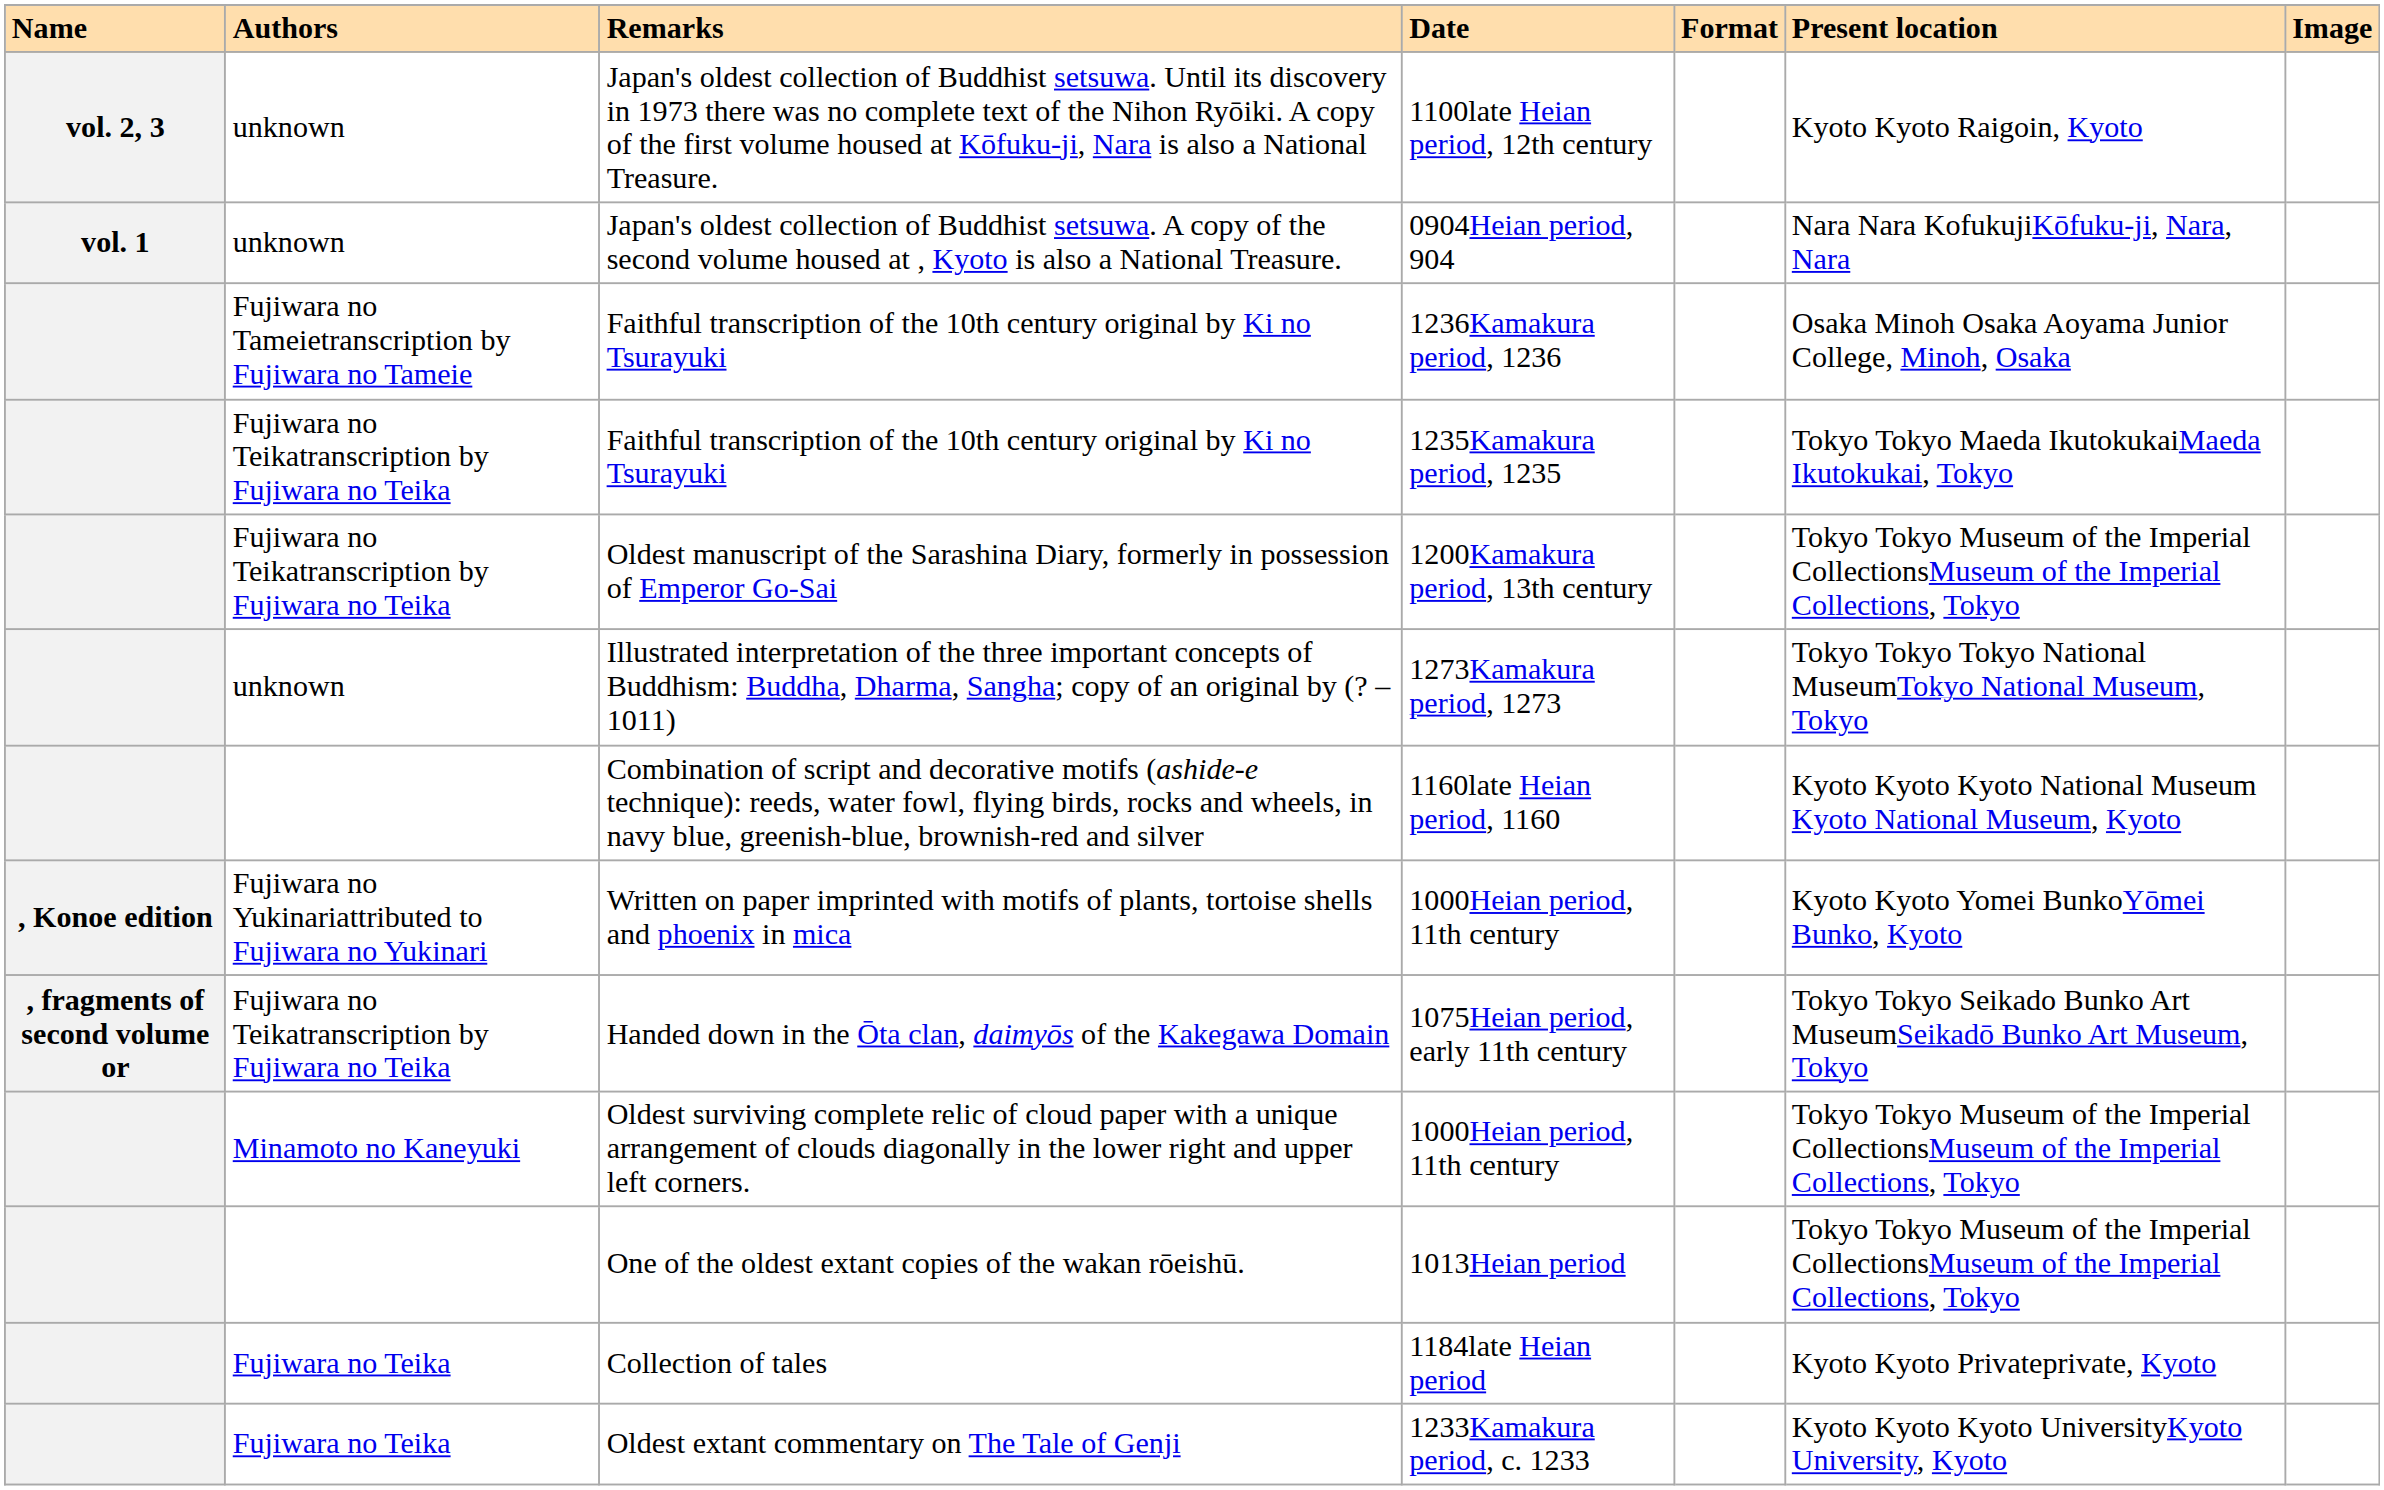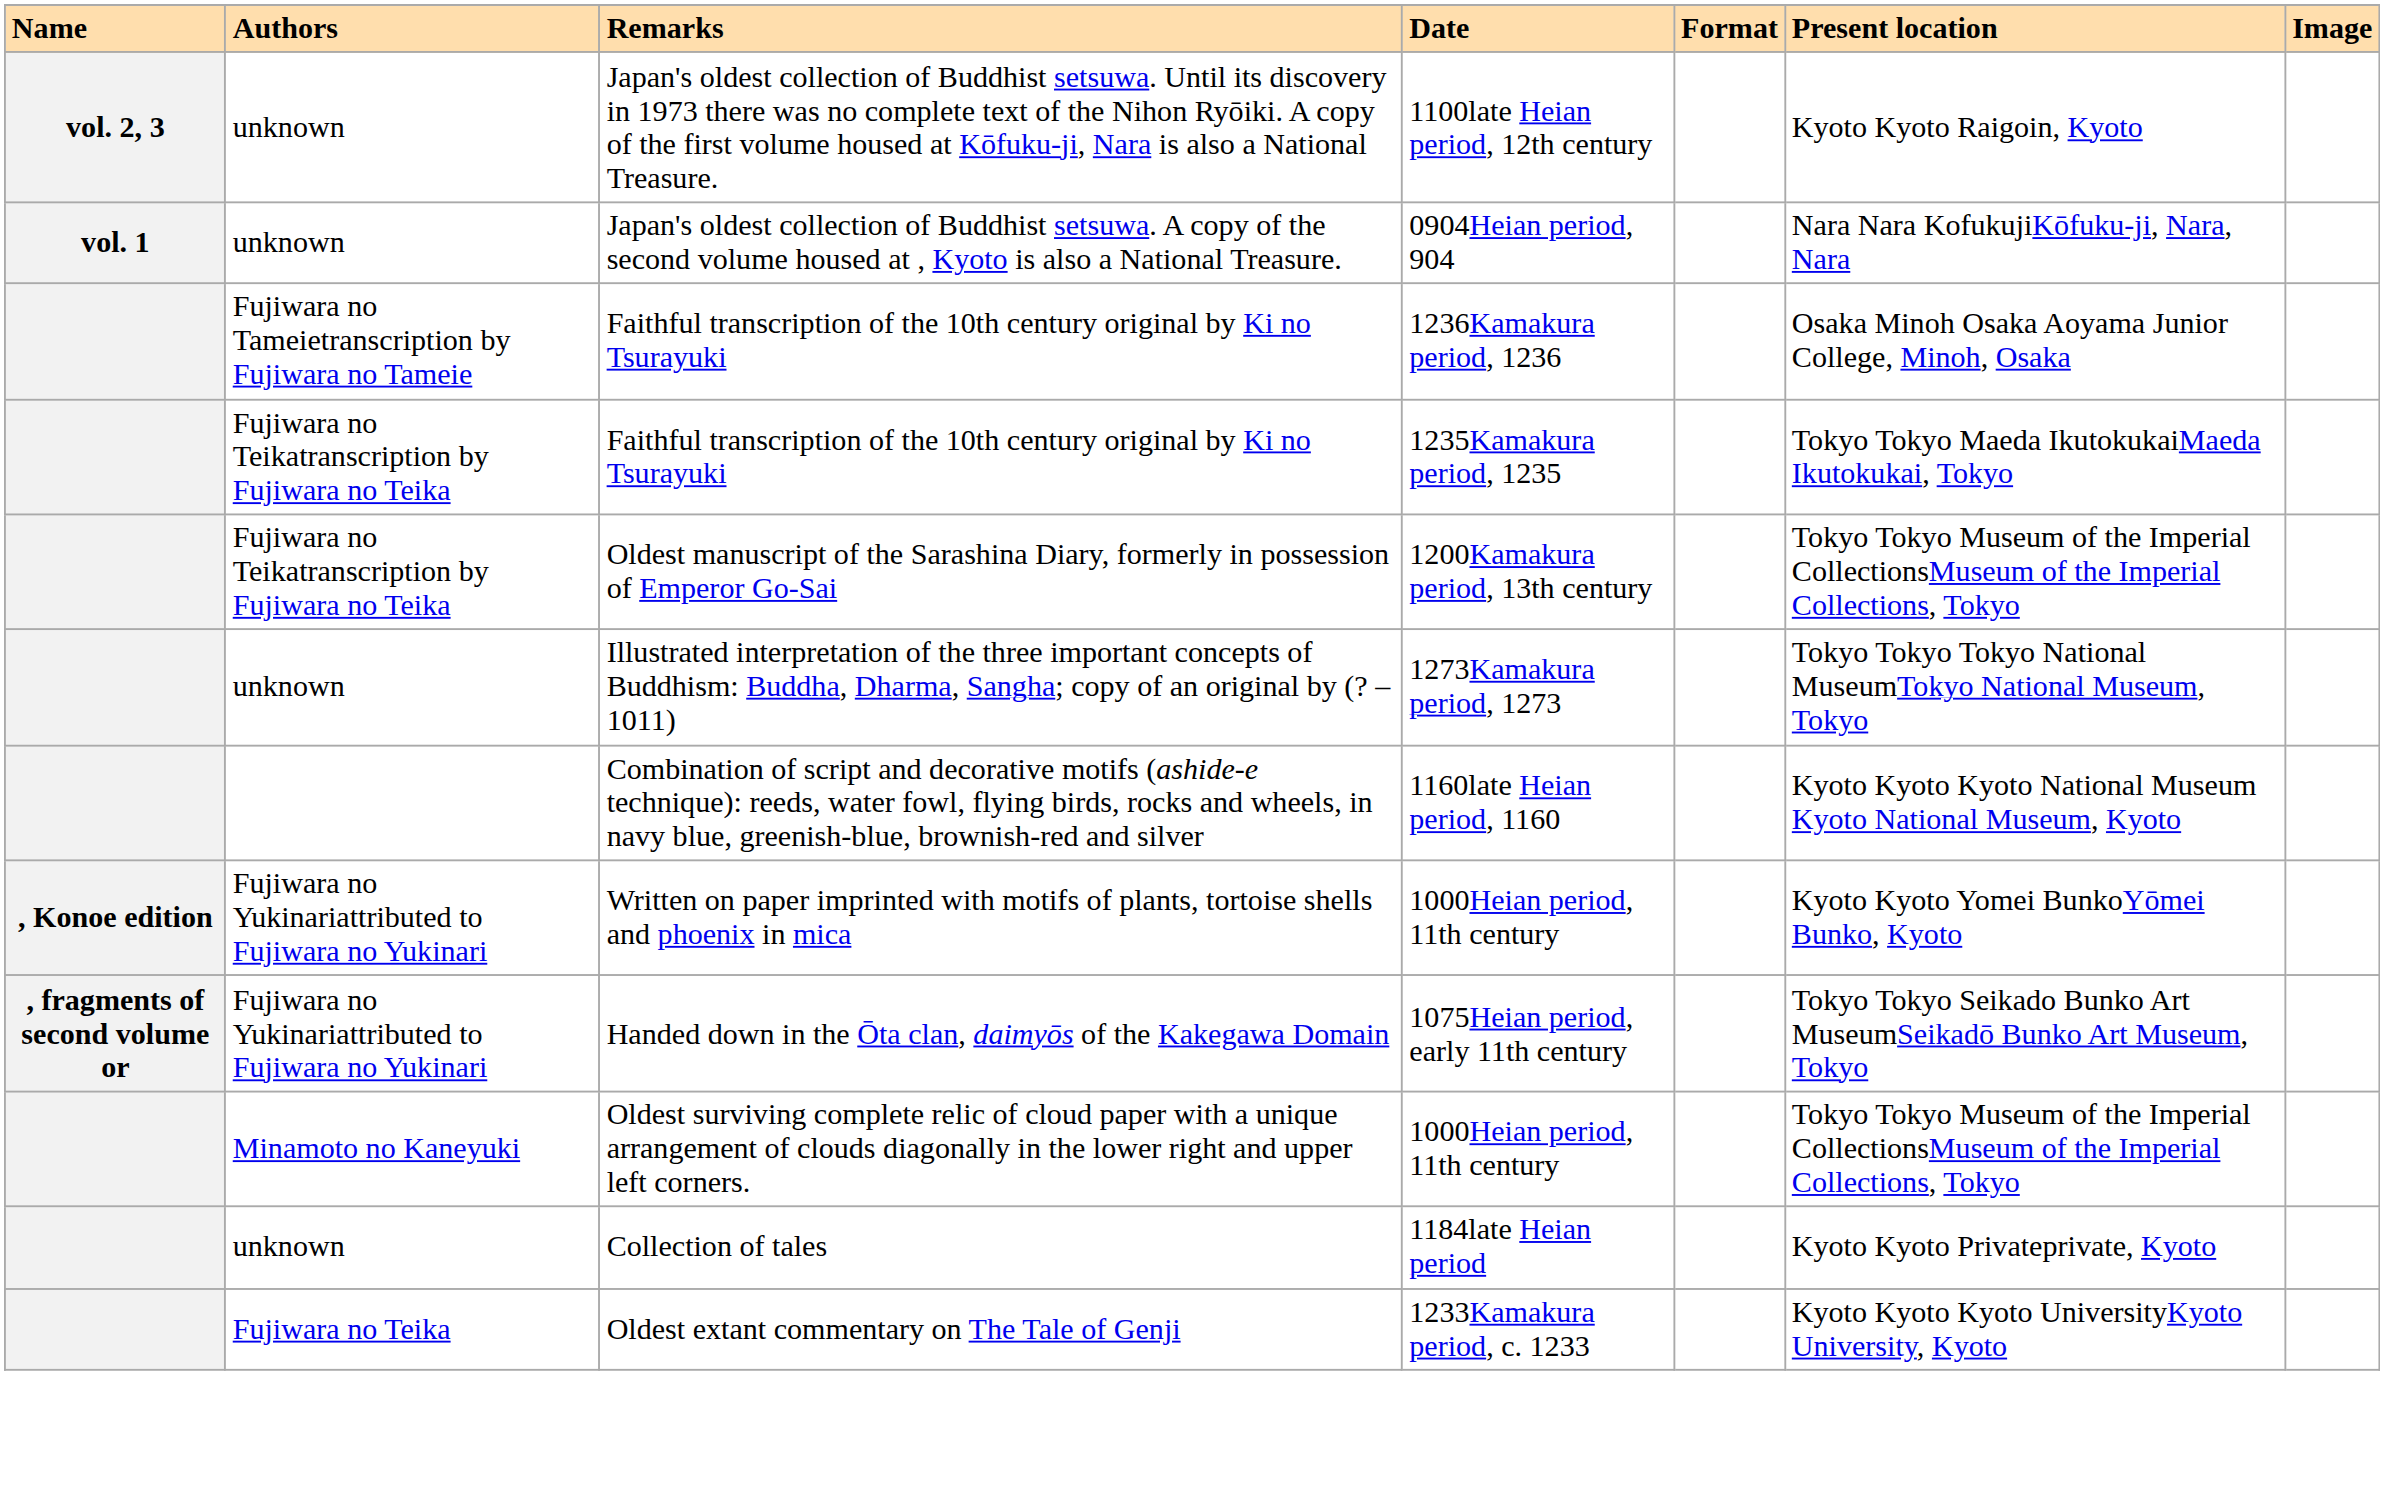(361, 1032) Fujiwara no Teikatranscription by Fujiwara no Teika -> (360, 1032) Fujiwara no Yukinariattributed to Fujiwara no Yukinari
- row: (926, 1263)
(342, 1362) Fujiwara no Teika -> (289, 1246) unknown
